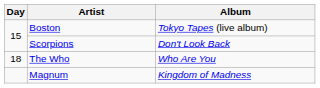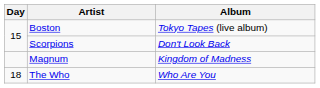rows swapped: (49, 59) <-> (49, 75)
